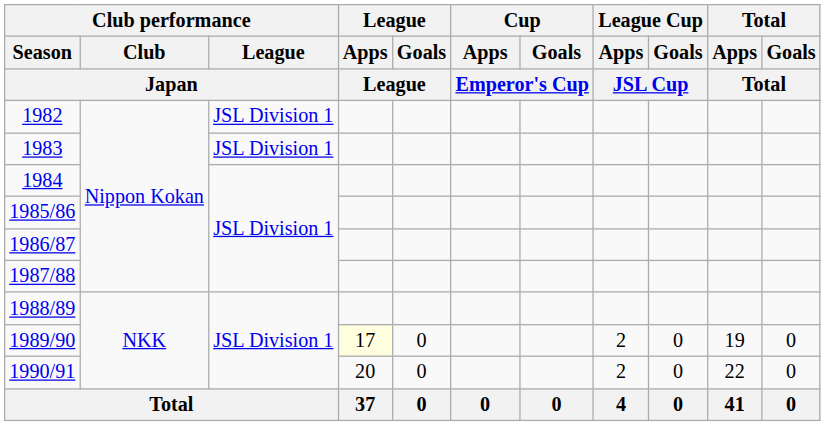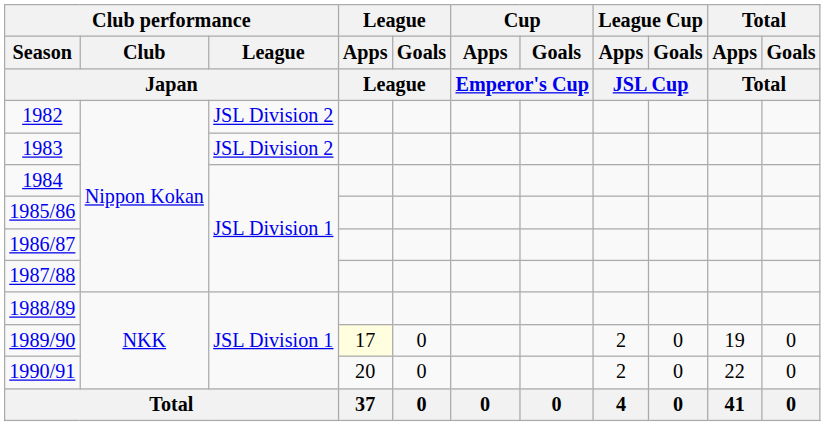(273, 116) JSL Division 1 -> (273, 116) JSL Division 2
(273, 148) JSL Division 1 -> (273, 148) JSL Division 2
